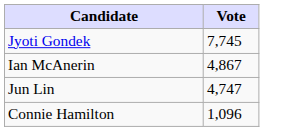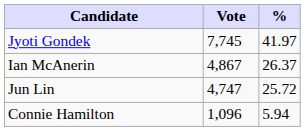+ column: (279, 16)
